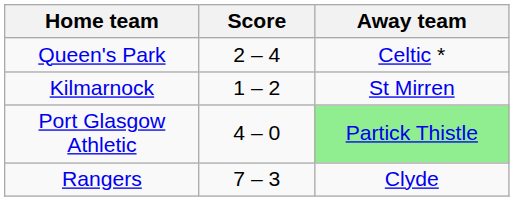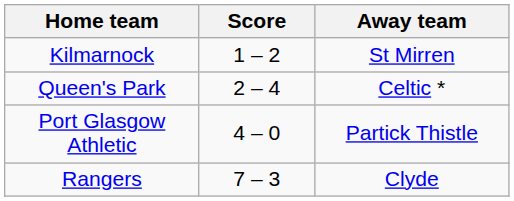rows swapped: (102, 88) <-> (102, 54)
(412, 133) lightgreen background -> (412, 133) no background
